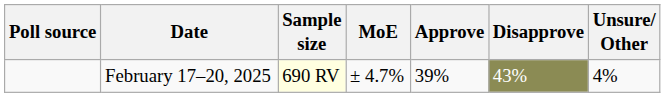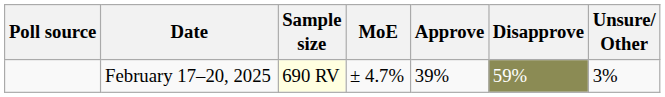(510, 75) 43% -> (510, 75) 59%
(605, 75) 4% -> (605, 75) 3%
